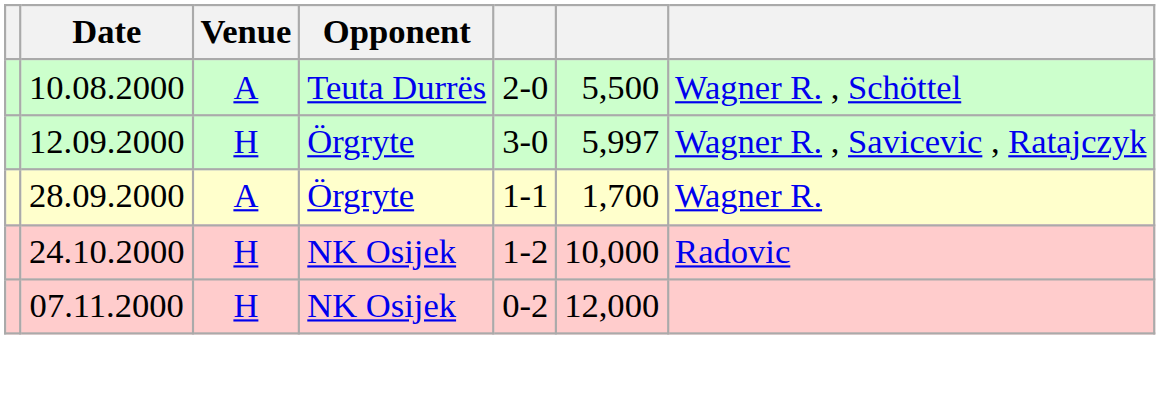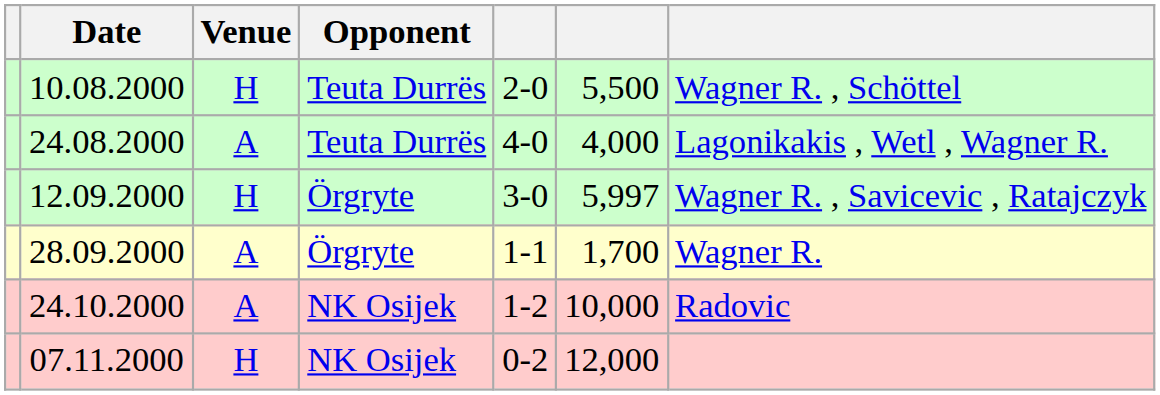(246, 86) A -> (246, 86) H
+ row: (107, 141)
(246, 251) H -> (246, 305) A
